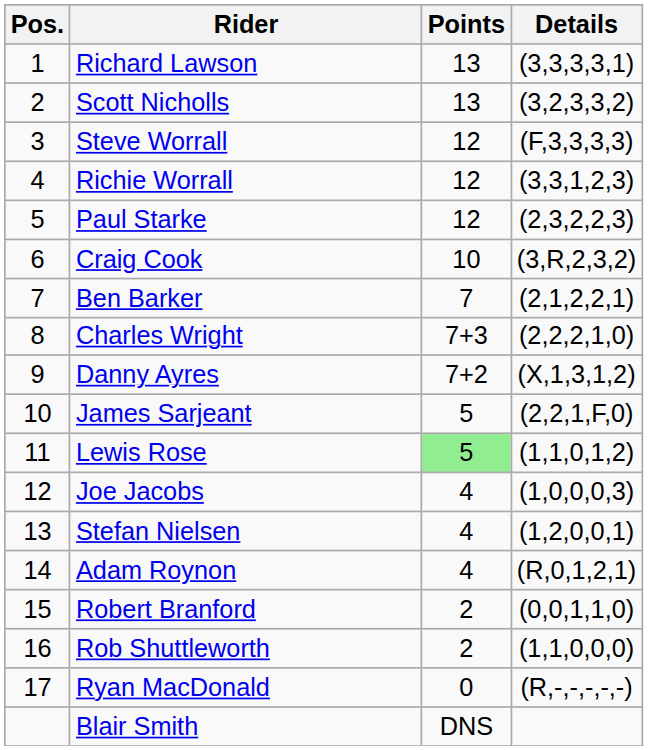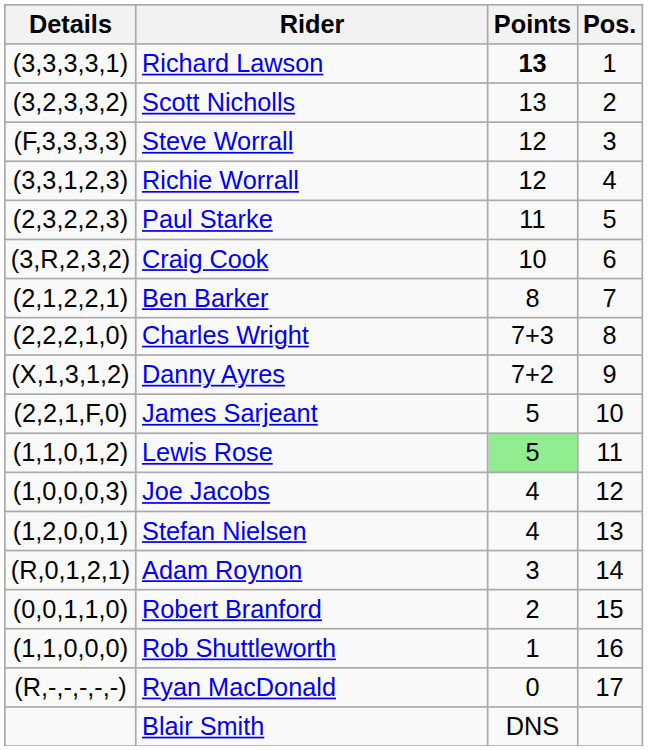columns swapped: (37, 24) <-> (577, 24)
(466, 63) normal -> (532, 63) bold
(466, 219) 12 -> (532, 219) 11
(466, 297) 7 -> (532, 297) 8
(466, 570) 4 -> (532, 570) 3
(466, 648) 2 -> (532, 648) 1
